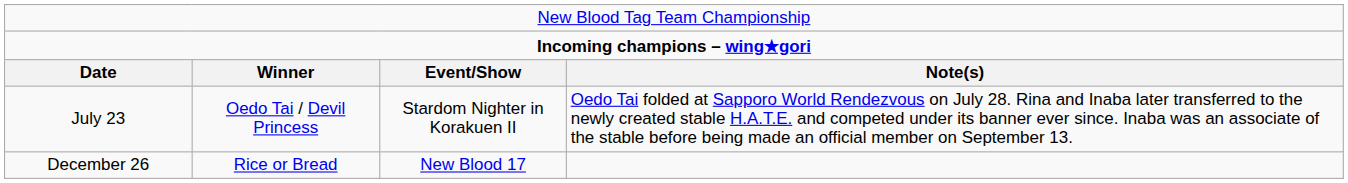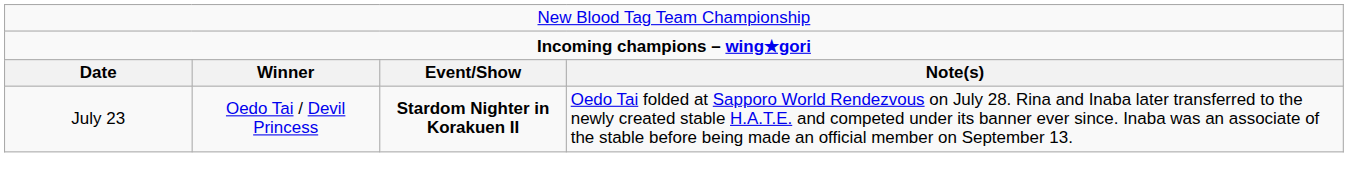(473, 118) normal -> (473, 118) bold
- row: (98, 164)
